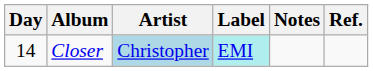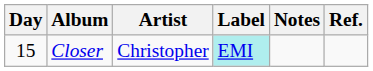(26, 50) 14 -> (26, 50) 15
(163, 50) lightblue background -> (163, 50) no background
